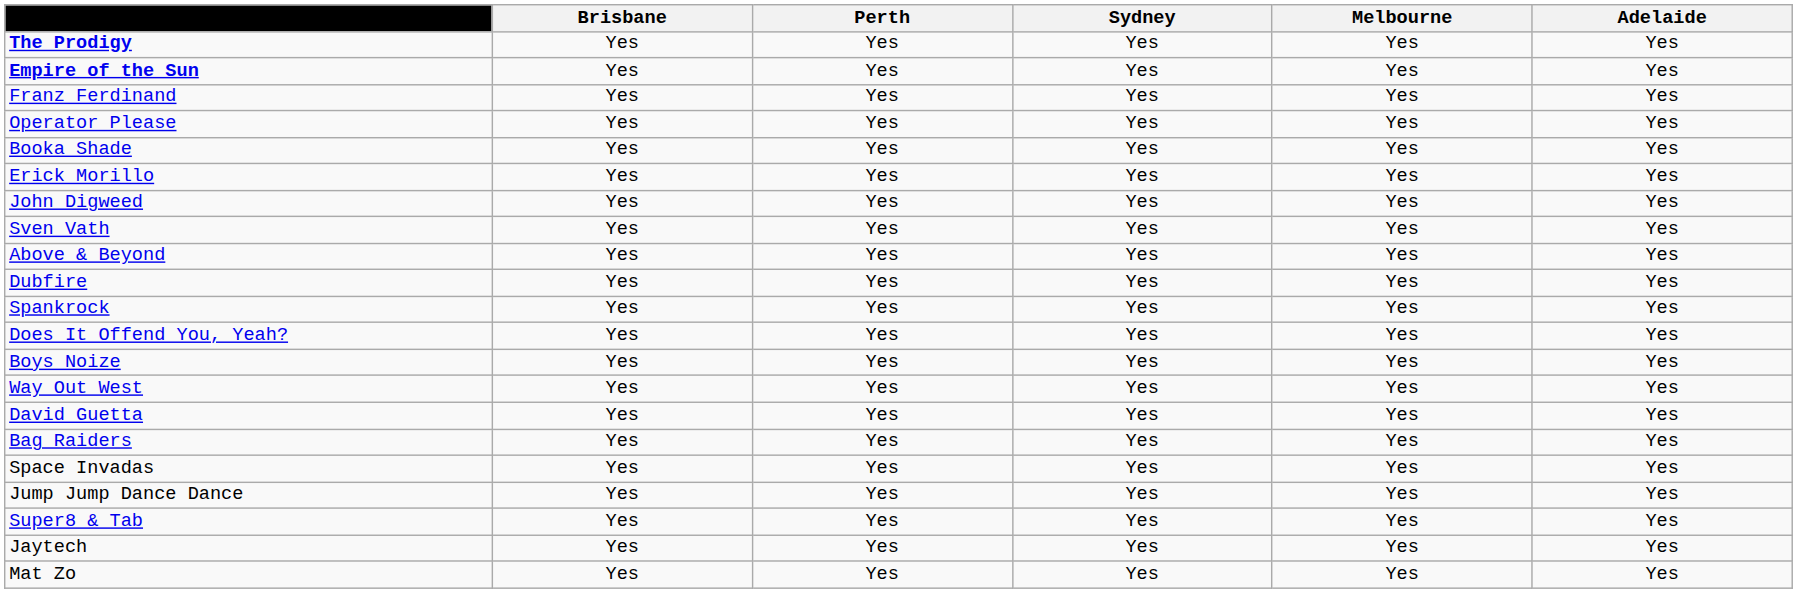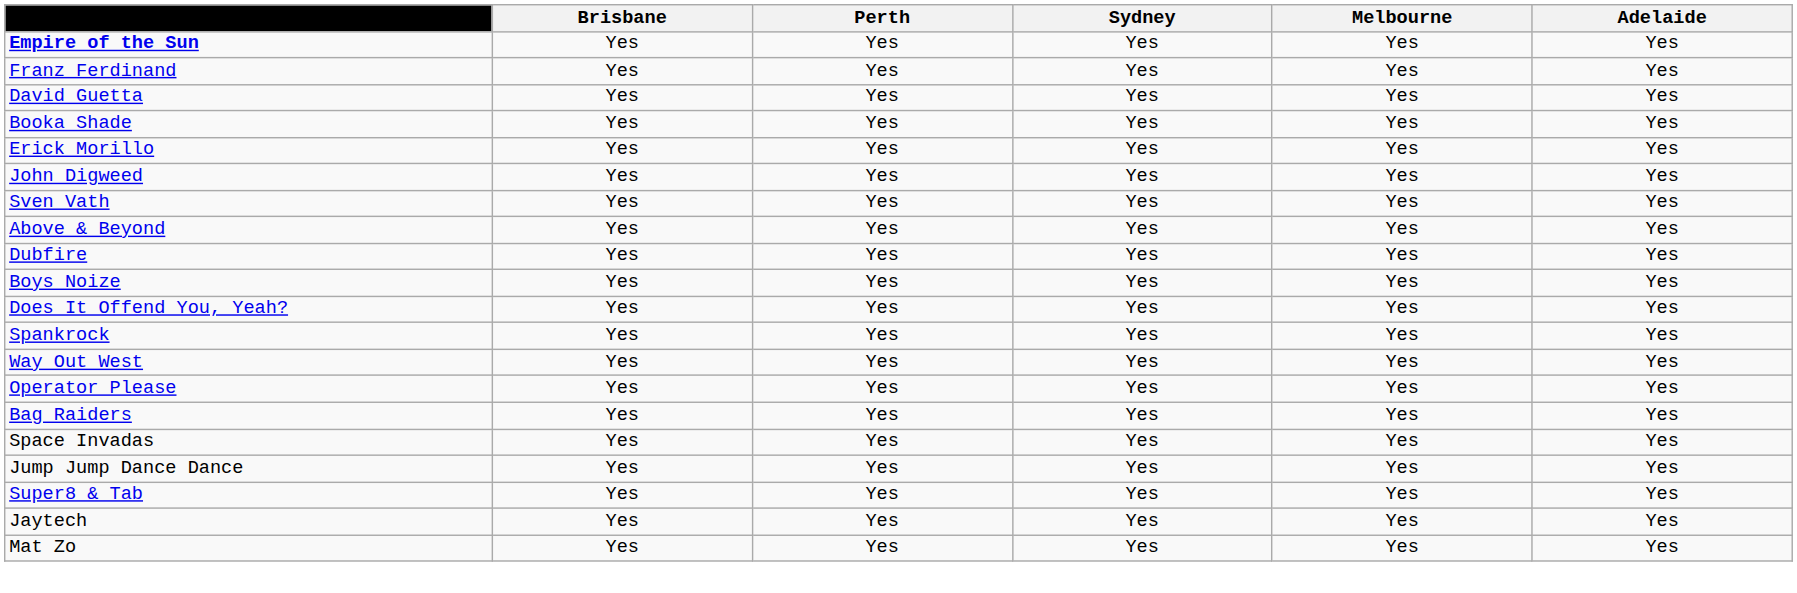- row: (71, 44)
rows swapped: (76, 414) <-> (93, 123)
rows swapped: (65, 362) <-> (59, 309)
